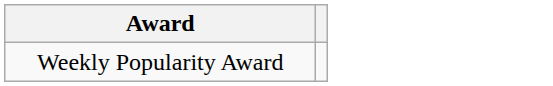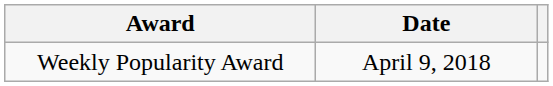+ column: (426, 23)
